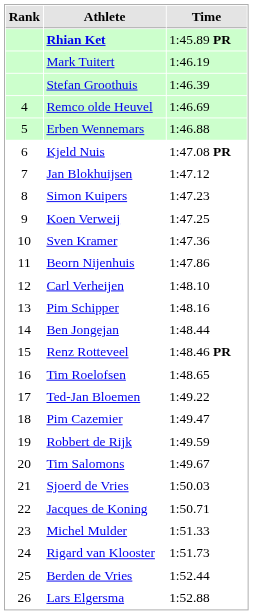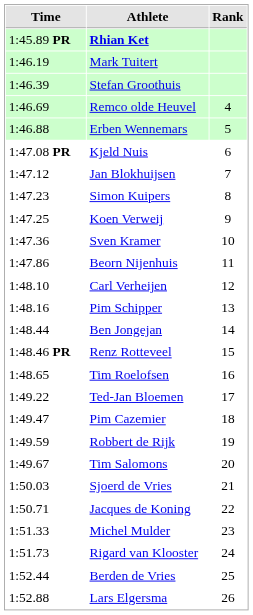columns swapped: (24, 16) <-> (206, 16)
